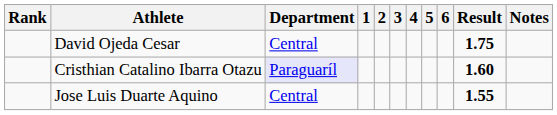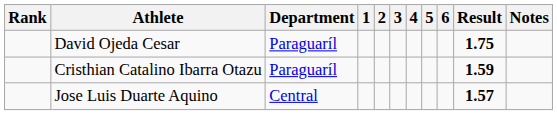(294, 43) Central -> (303, 43) Paraguaríl
(303, 69) lavender background -> (303, 69) no background
(479, 69) 1.60 -> (479, 69) 1.59
(479, 95) 1.55 -> (479, 95) 1.57
